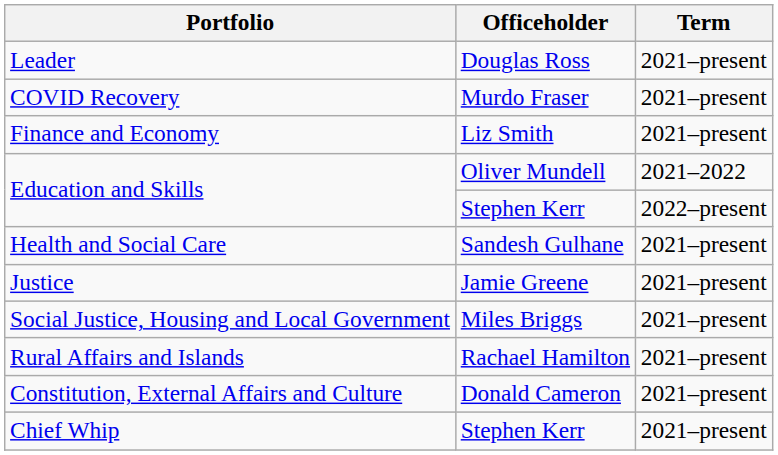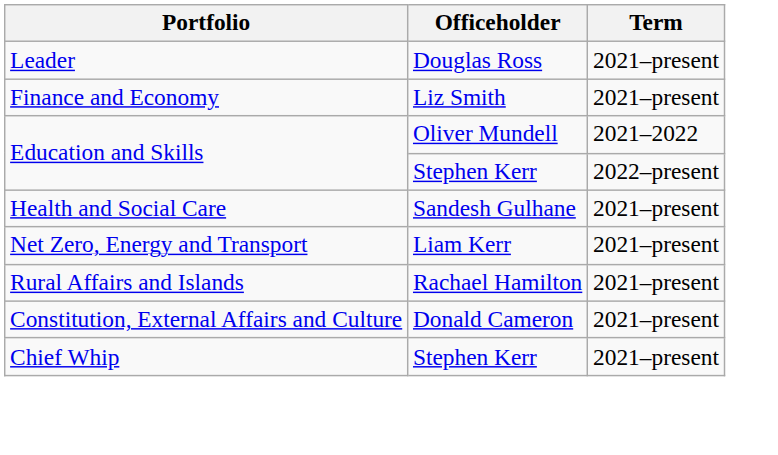- row: (95, 97)
- row: (42, 282)
+ row: (159, 245)
- row: (230, 319)
